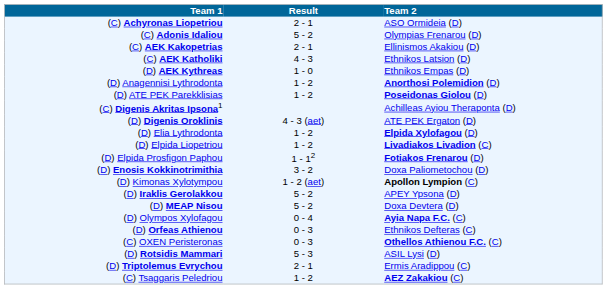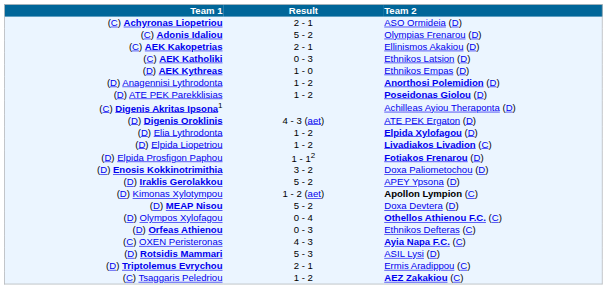(303, 58) 4 - 3 -> (303, 58) 0 - 3
rows swapped: (173, 194) <-> (170, 182)
(425, 218) Ayia Napa F.C. (C) -> (443, 218) Othellos Athienou F.C. (C)
(303, 242) 0 - 3 -> (303, 242) 4 - 3
(443, 242) Othellos Athienou F.C. (C) -> (425, 242) Ayia Napa F.C. (C)
